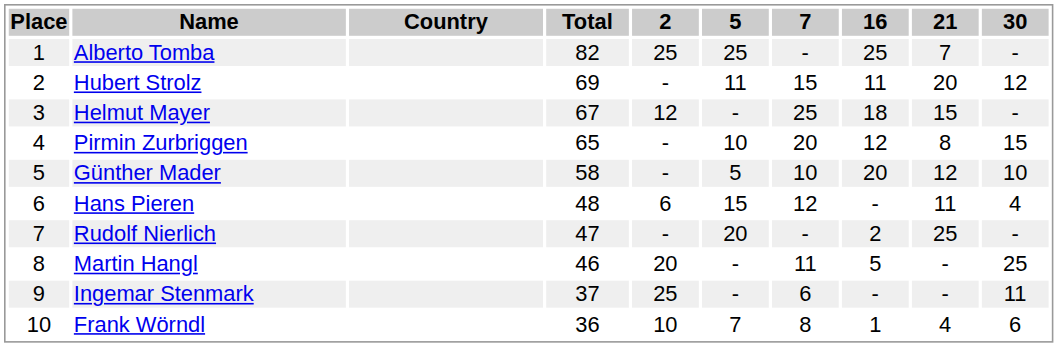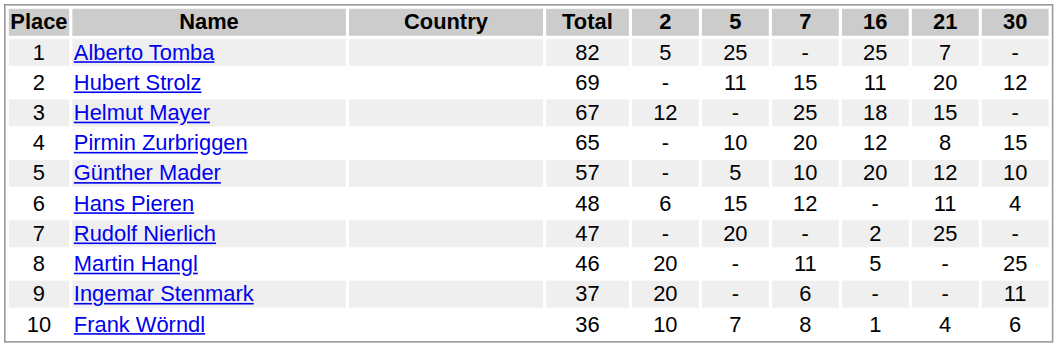(665, 52) 25 -> (665, 52) 5
(587, 173) 58 -> (587, 173) 57
(665, 294) 25 -> (665, 294) 20
